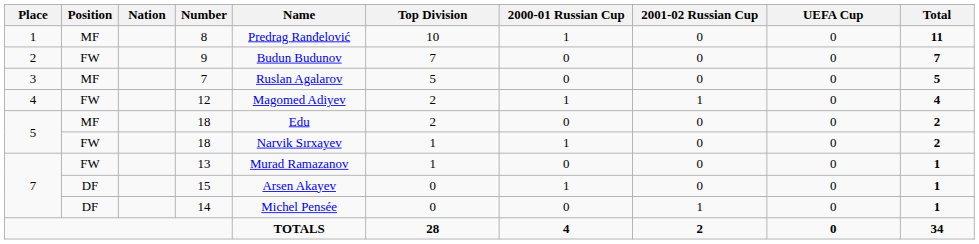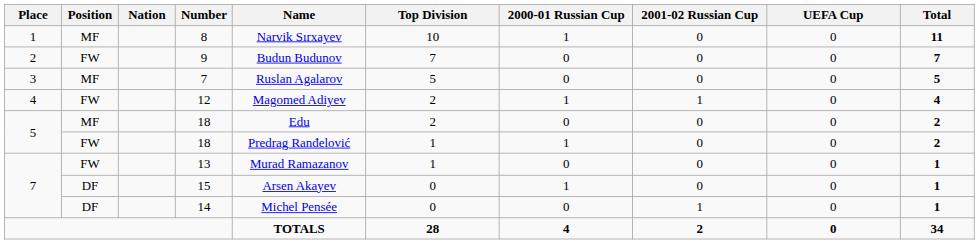(299, 36) Predrag Ranđelović -> (299, 36) Narvik Sırxayev
(299, 143) Narvik Sırxayev -> (299, 143) Predrag Ranđelović
